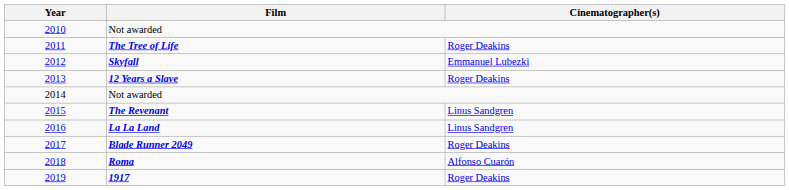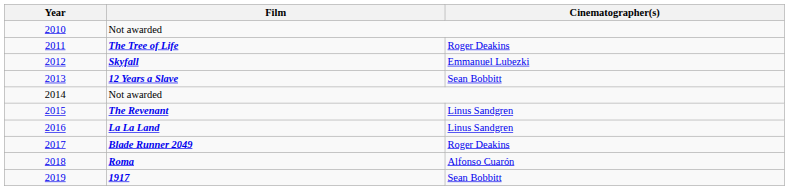(479, 78) Roger Deakins -> (475, 78) Sean Bobbitt
(479, 177) Roger Deakins -> (475, 177) Sean Bobbitt
